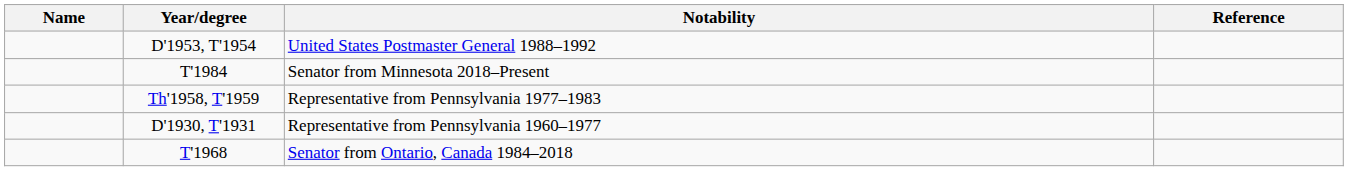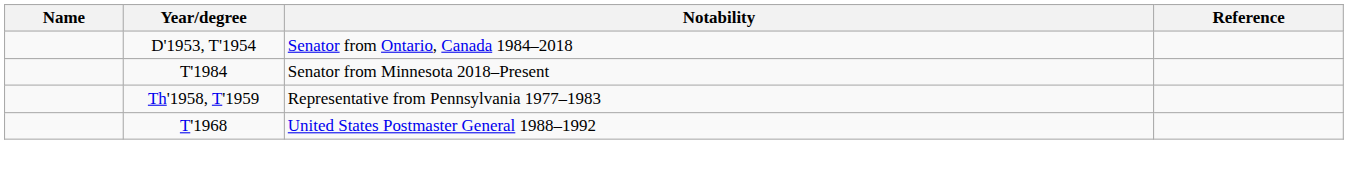(442, 44) United States Postmaster General 1988–1992 -> (430, 44) Senator from Ontario, Canada 1984–2018
- row: (204, 125)
(430, 152) Senator from Ontario, Canada 1984–2018 -> (442, 125) United States Postmaster General 1988–1992
